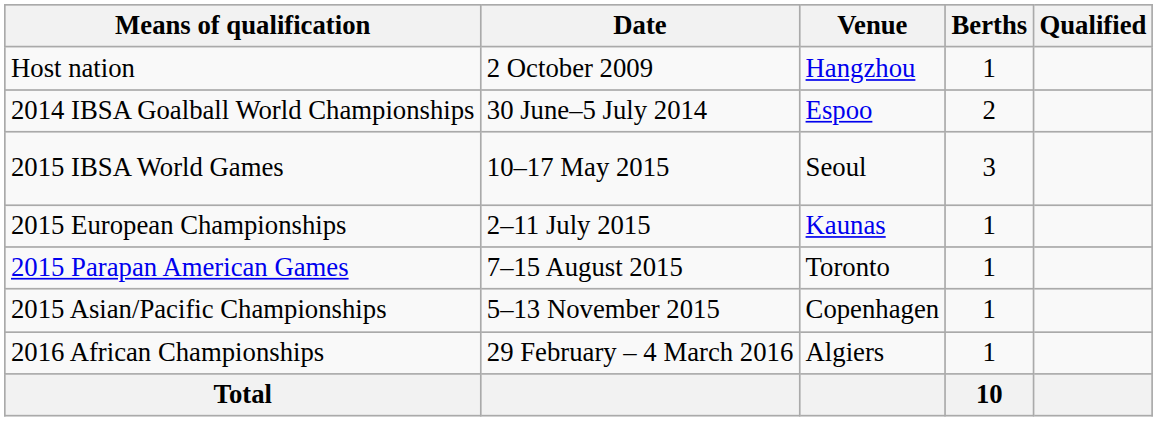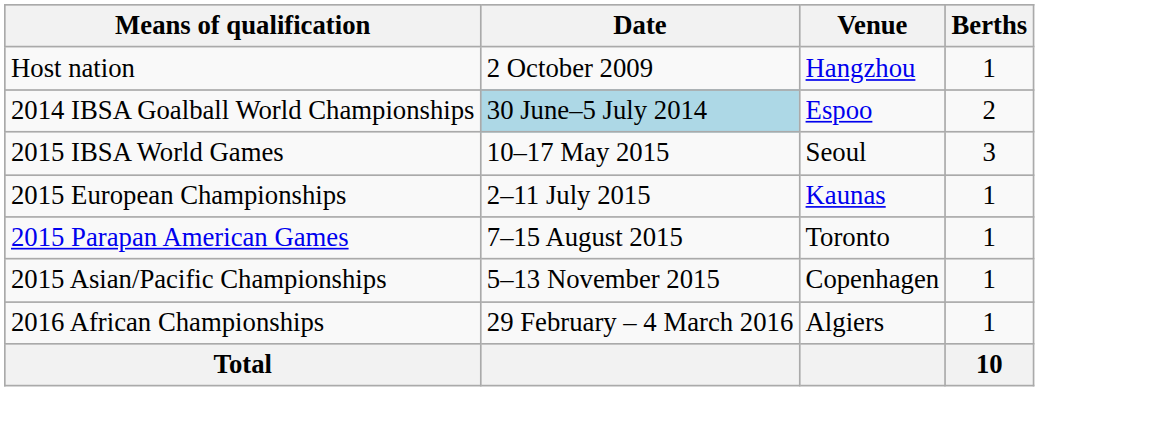- column: (1093, 25)
(597, 110) no background -> (597, 110) lightblue background
